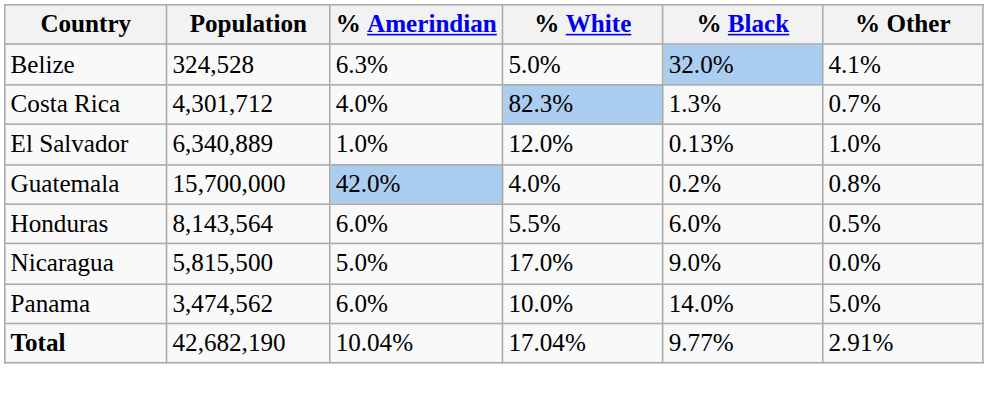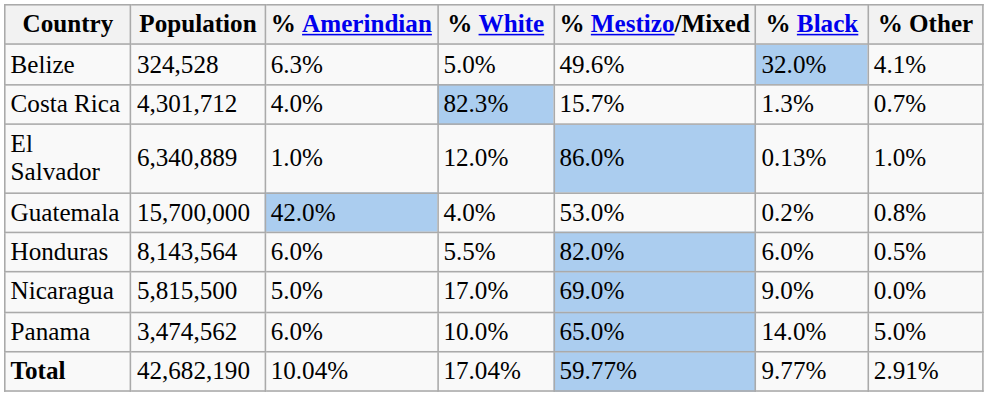+ column: (655, 24)
